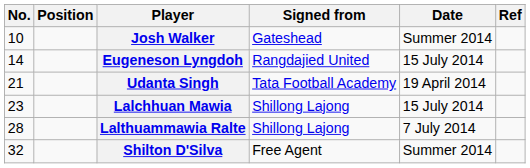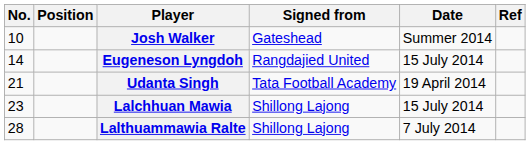- row: (173, 151)
